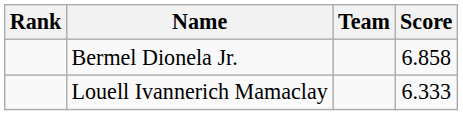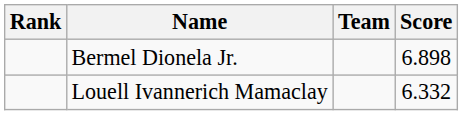(426, 57) 6.858 -> (426, 57) 6.898
(426, 92) 6.333 -> (426, 92) 6.332
